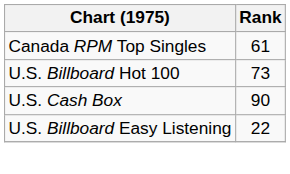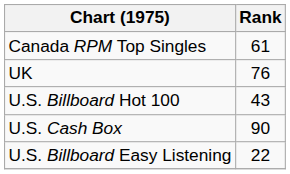+ row: (21, 73)
(260, 73) 73 -> (260, 100) 43
